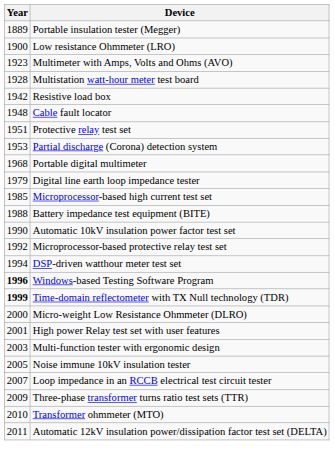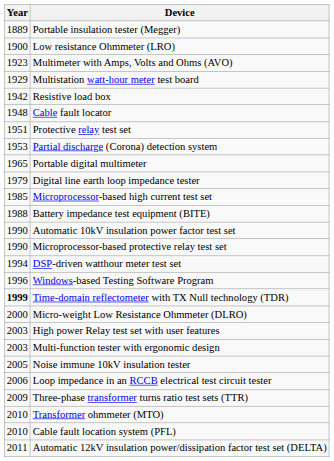(17, 79) 1928 -> (17, 79) 1929
(17, 163) 1968 -> (17, 163) 1965
(17, 247) 1992 -> (17, 247) 1990
(17, 280) bold -> (17, 280) normal
(17, 331) 2001 -> (17, 331) 2003
(17, 381) 2007 -> (17, 381) 2006
+ row: (104, 431)
